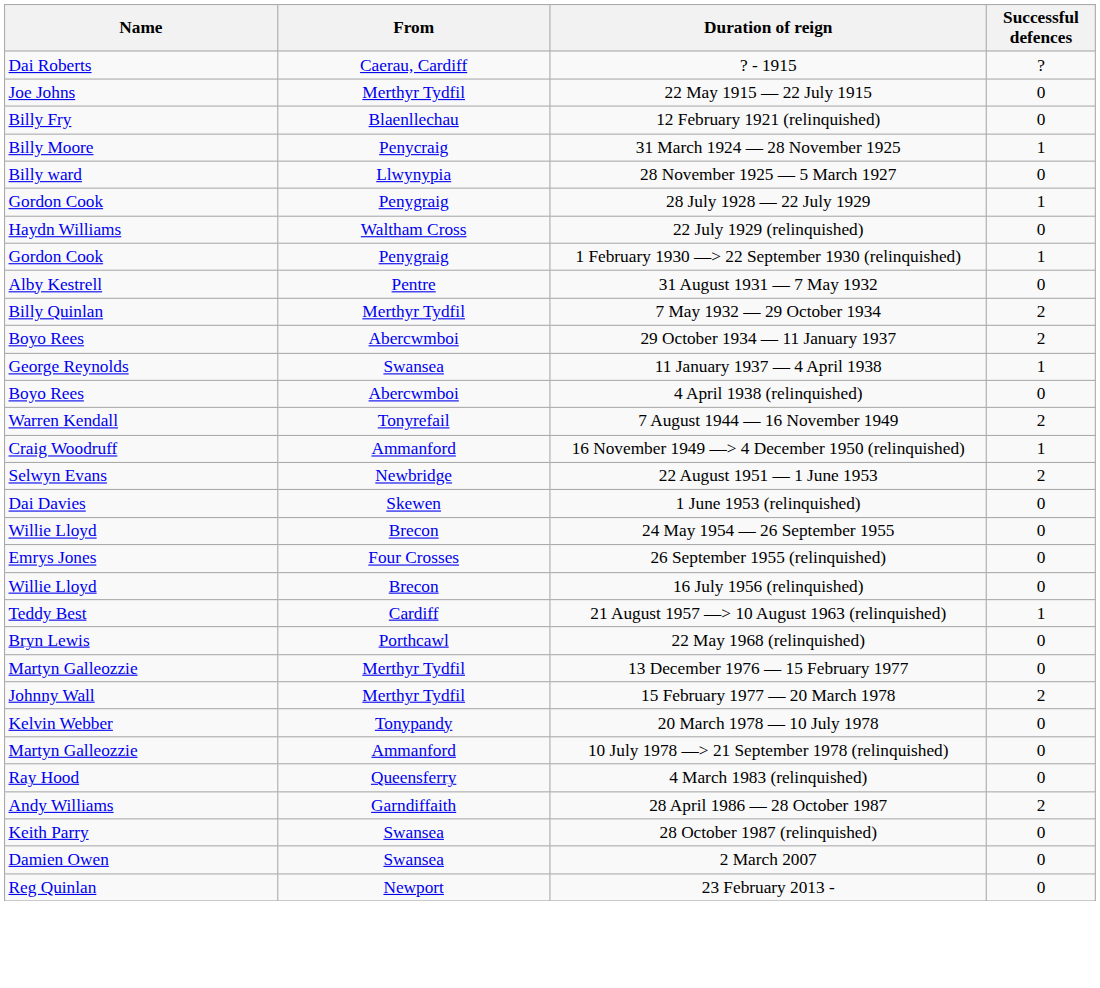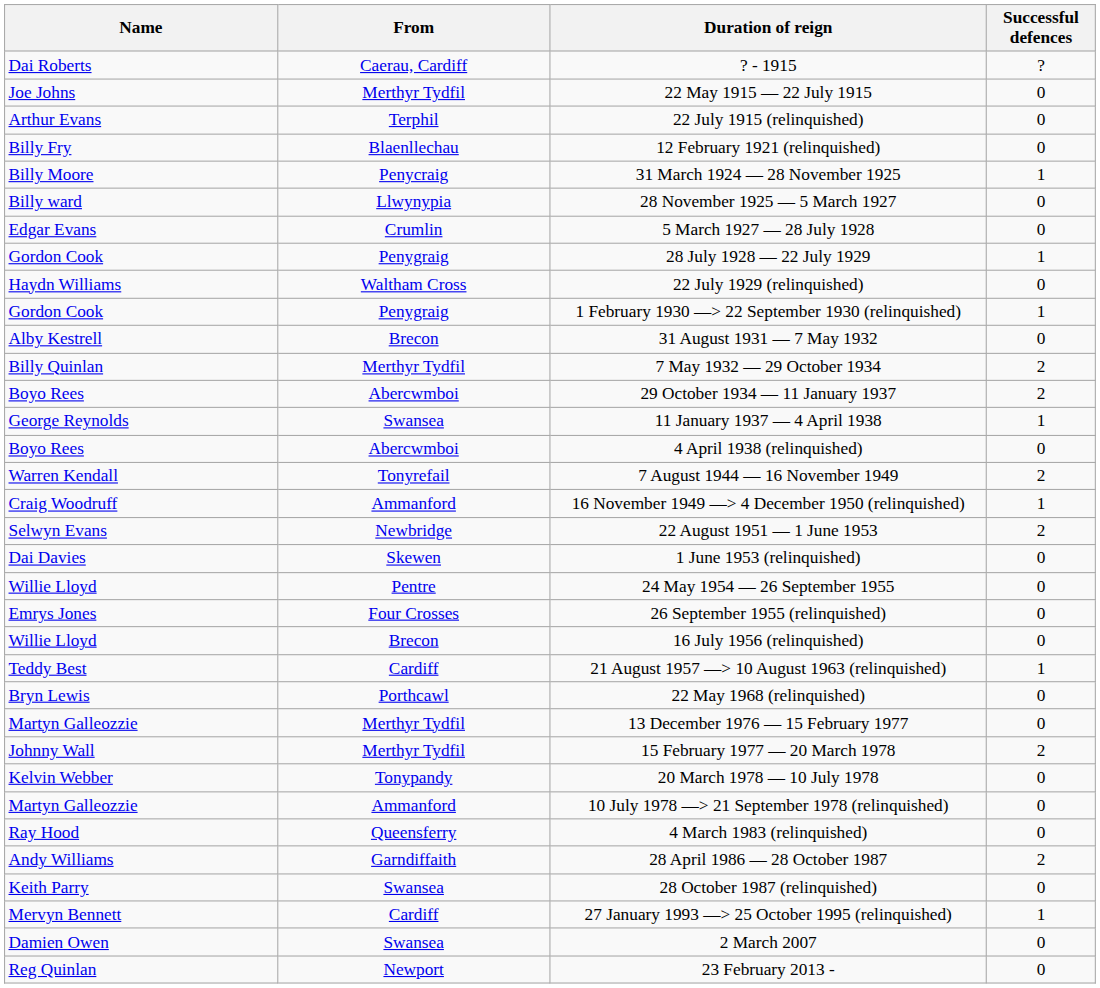+ row: (768, 119)
+ row: (768, 229)
(414, 284) Pentre -> (414, 339) Brecon
(414, 530) Brecon -> (414, 585) Pentre
+ row: (768, 914)
